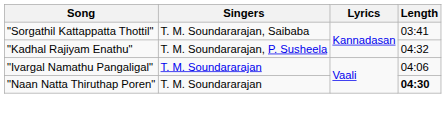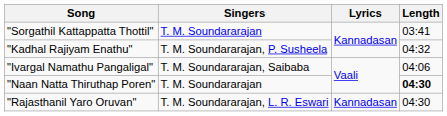(235, 31) T. M. Soundararajan, Saibaba -> (211, 31) T. M. Soundararajan
(211, 67) T. M. Soundararajan -> (235, 67) T. M. Soundararajan, Saibaba
+ row: (72, 102)
